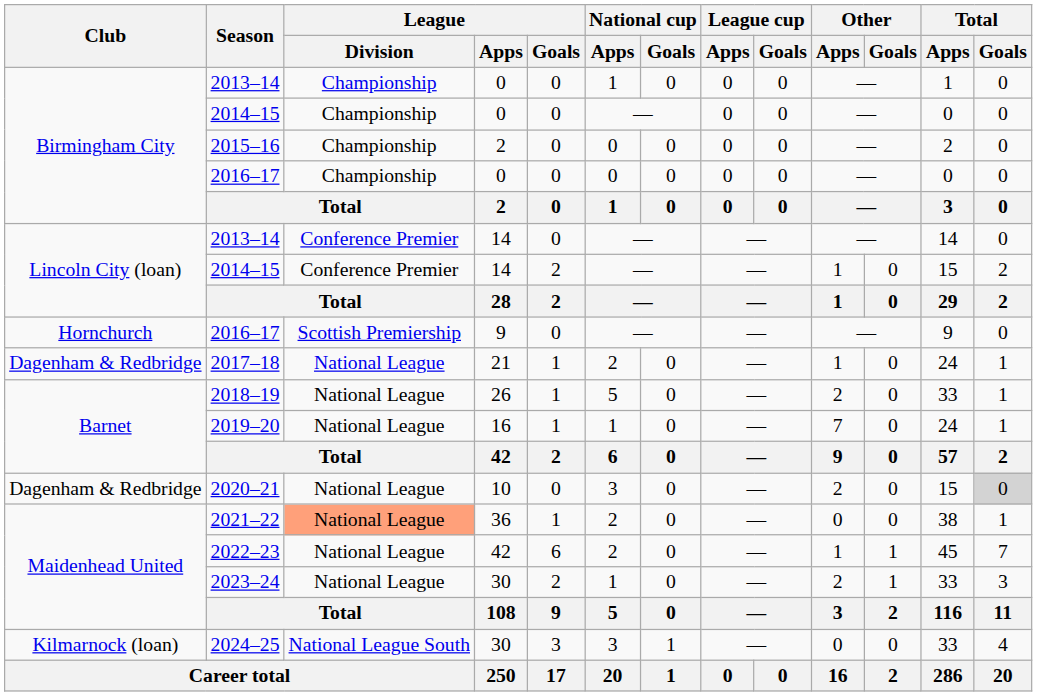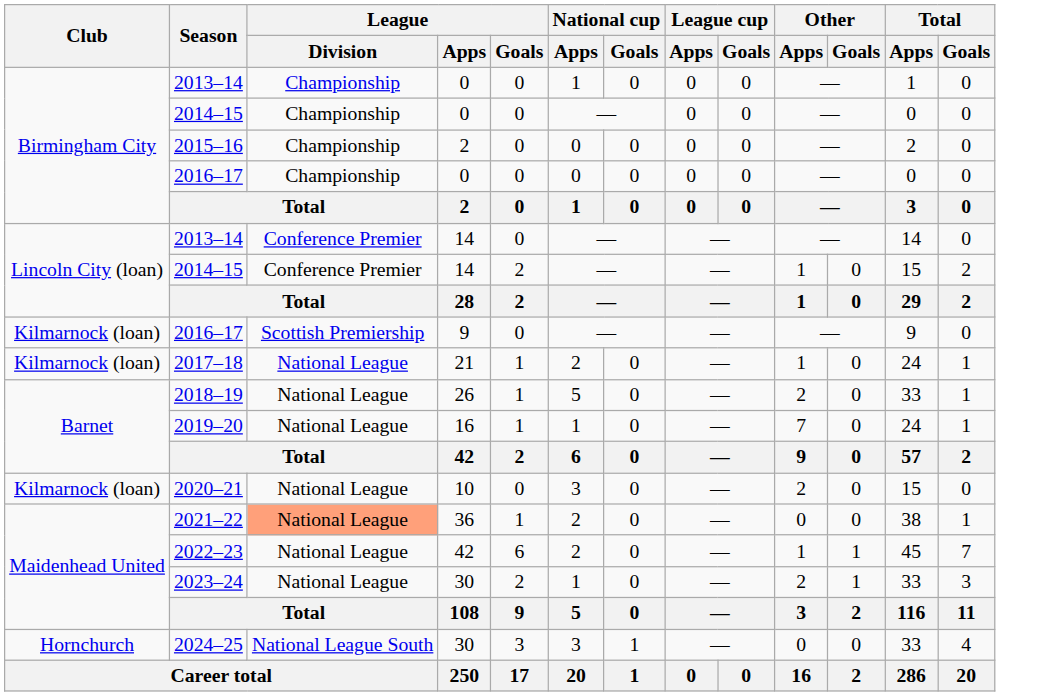(105, 332) Hornchurch -> (87, 332) Kilmarnock (loan)
(105, 363) Dagenham & Redbridge -> (87, 363) Kilmarnock (loan)
(105, 488) Dagenham & Redbridge -> (87, 488) Kilmarnock (loan)
(1003, 488) lightgrey background -> (966, 488) no background
(105, 644) Kilmarnock (loan) -> (87, 644) Hornchurch
